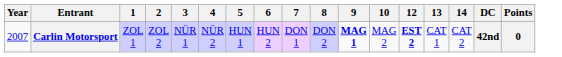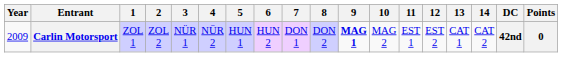+ column: (411, 12)
(18, 36) 2007 -> (18, 36) 2009
(411, 36) bold -> (435, 36) normal
